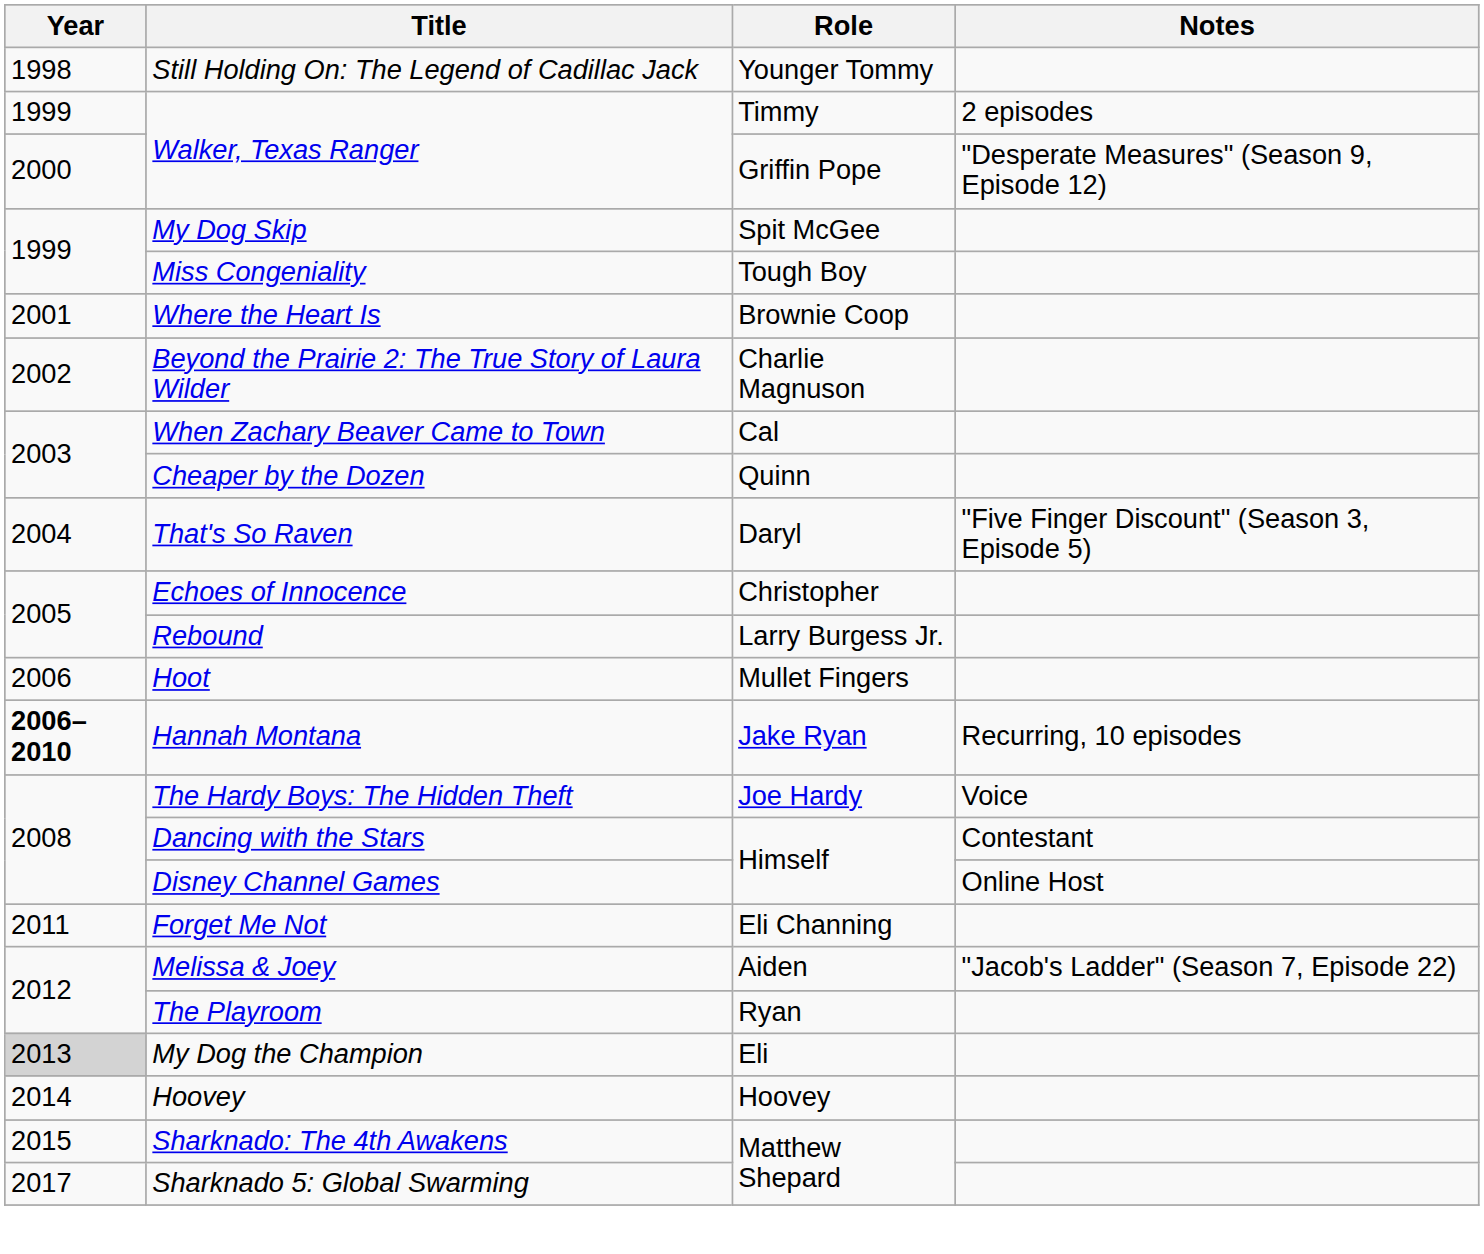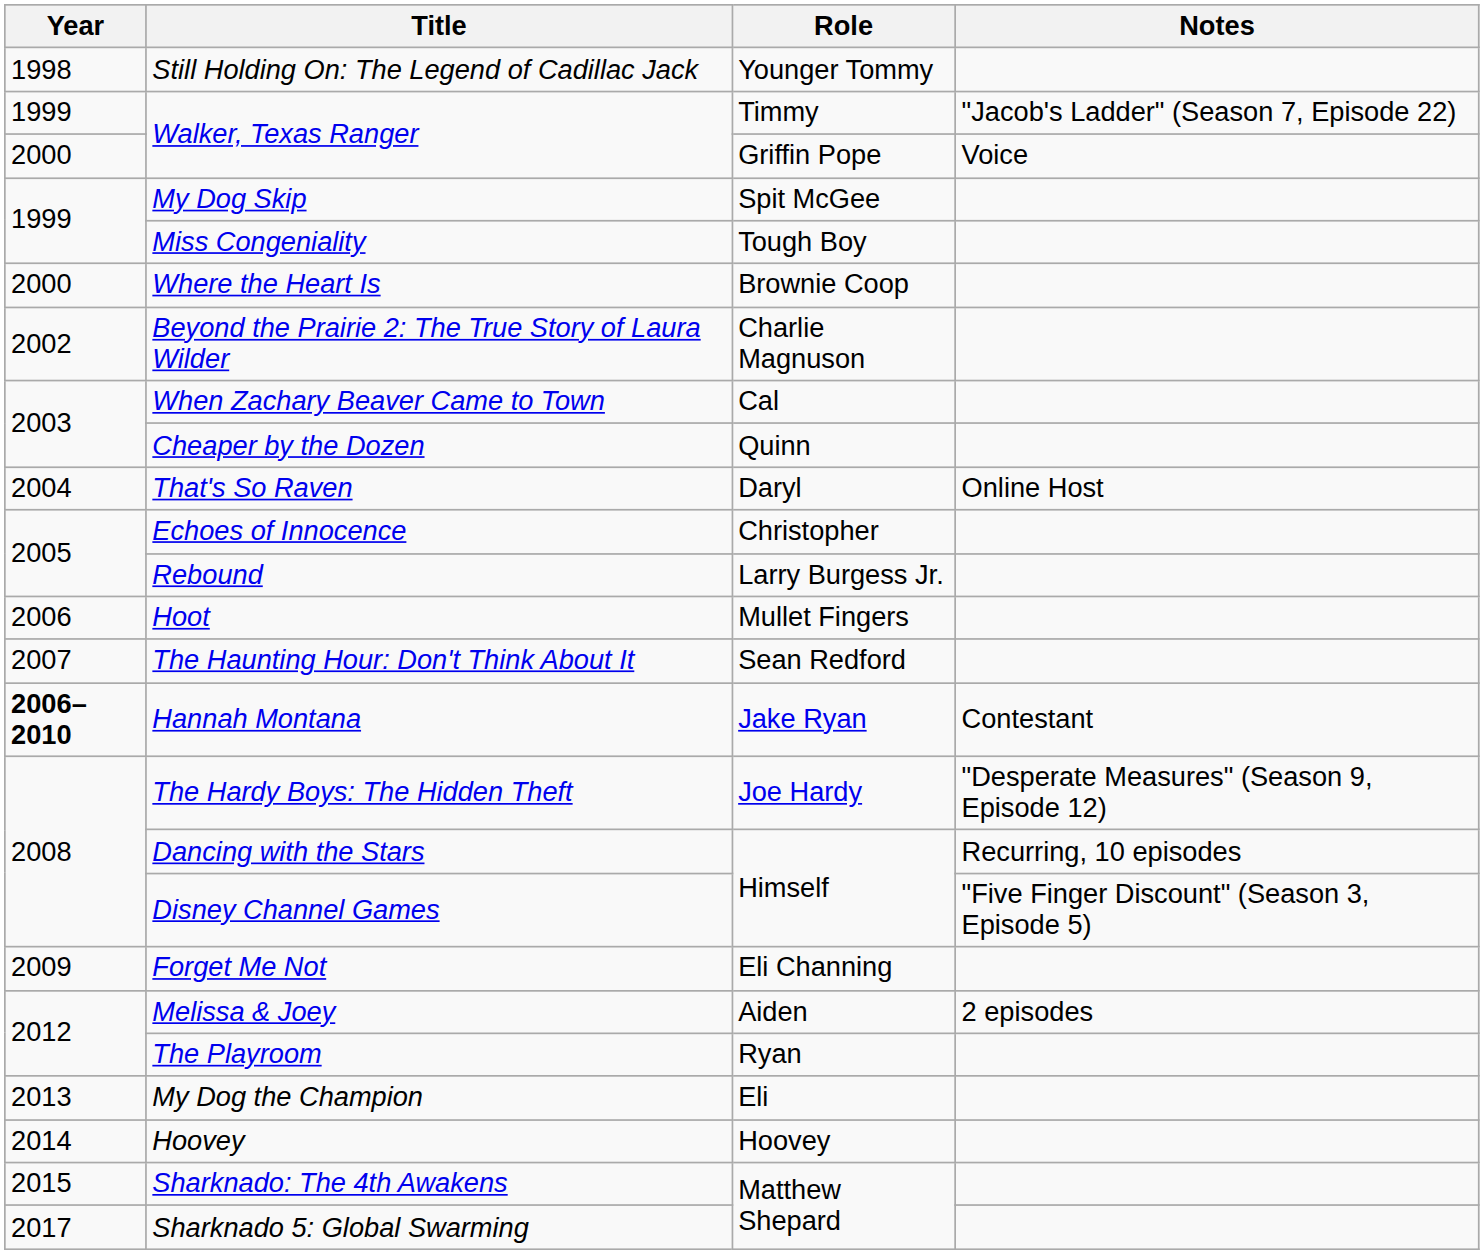(1027, 112) 2 episodes -> (1209, 112) "Jacob's Ladder" (Season 7, Episode 22)
(1167, 170) "Desperate Measures" (Season 9, Episode 12) -> (995, 155) Voice
(41, 315) 2001 -> (41, 284) 2000
(1165, 533) "Five Finger Discount" (Season 3, Episode 5) -> (1033, 488) Online Host
+ row: (393, 660)
(1101, 737) Recurring, 10 episodes -> (1027, 719) Contestant
(995, 795) Voice -> (1167, 792) "Desperate Measures" (Season 9, Episode 12)
(1027, 838) Contestant -> (1101, 851) Recurring, 10 episodes
(1033, 881) Online Host -> (1165, 909) "Five Finger Discount" (Season 3, Episode 5)
(40, 924) 2011 -> (41, 968) 2009
(1209, 968) "Jacob's Ladder" (Season 7, Episode 22) -> (1027, 1011) 2 episodes
(41, 1054) lightgrey background -> (41, 1097) no background
